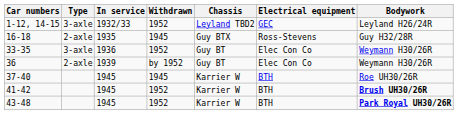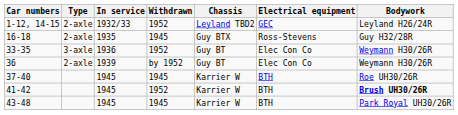(78, 24) 3-axle -> (78, 24) 2-axle
(158, 103) 1952 -> (158, 103) 1945
(405, 103) bold -> (405, 103) normal
